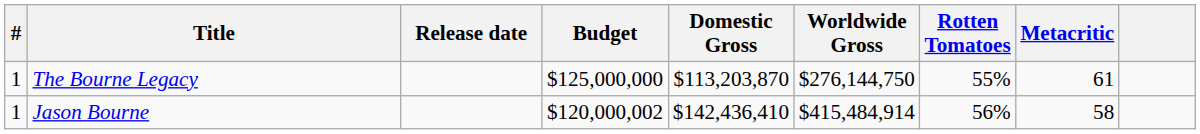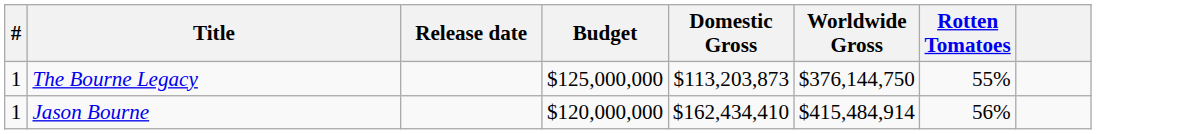- column: (1067, 33)
(731, 78) $113,203,870 -> (731, 78) $113,203,873
(857, 78) $276,144,750 -> (857, 78) $376,144,750
(605, 111) $120,000,002 -> (605, 111) $120,000,000
(731, 111) $142,436,410 -> (731, 111) $162,434,410
